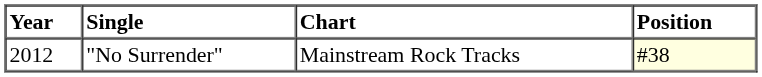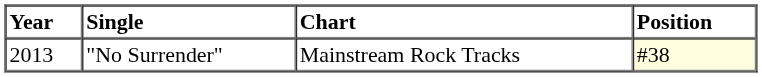(31, 54) 2012 -> (31, 54) 2013
